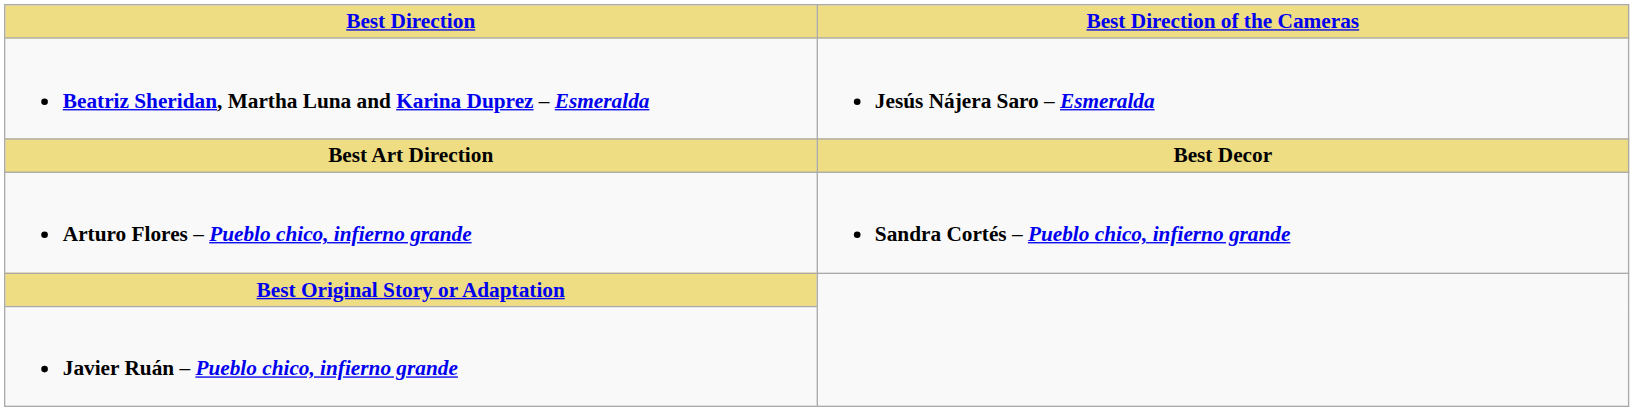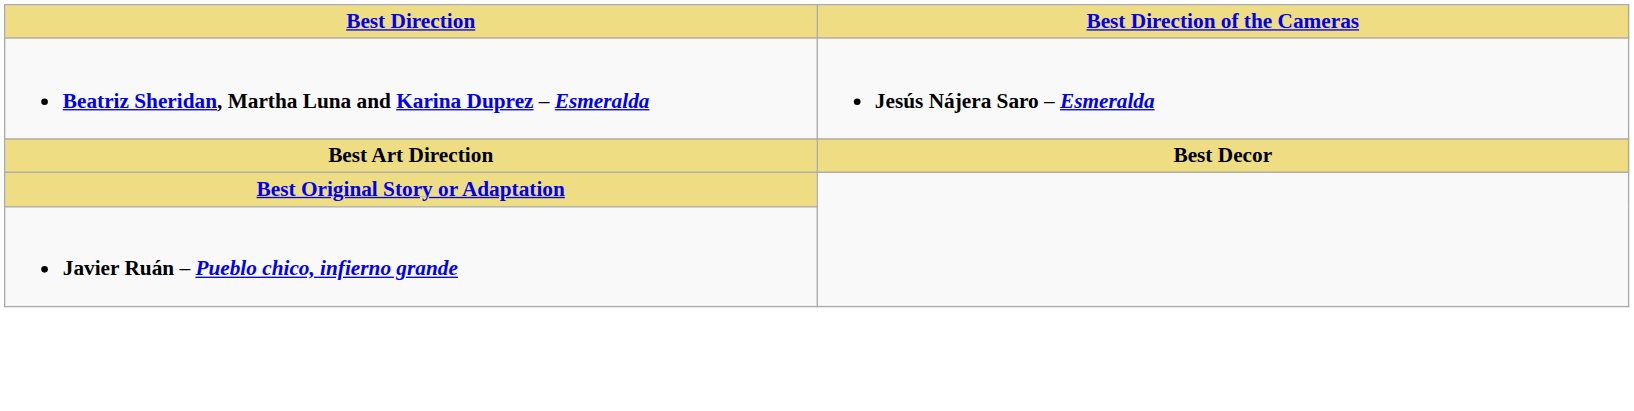- row: (411, 235)
